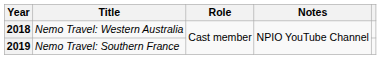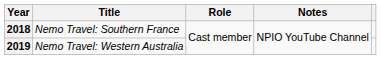(109, 29) Nemo Travel: Western Australia -> (107, 29) Nemo Travel: Southern France
(107, 46) Nemo Travel: Southern France -> (109, 46) Nemo Travel: Western Australia
